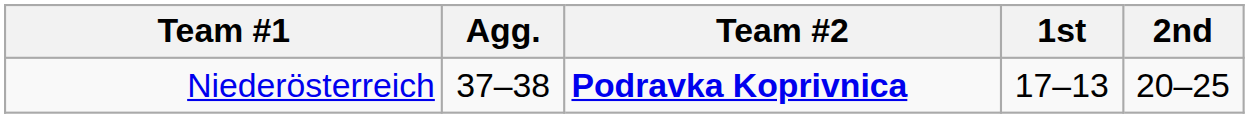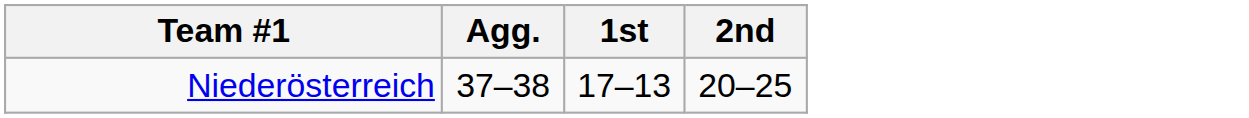- column: (782, 31)
